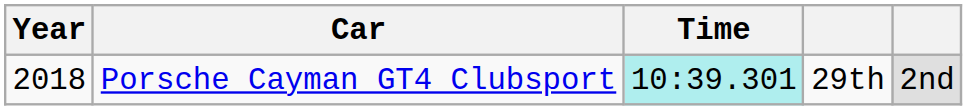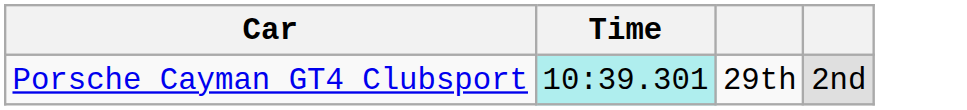- column: (49, 30)
